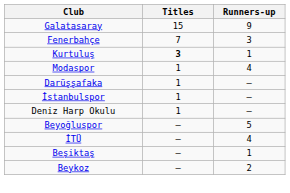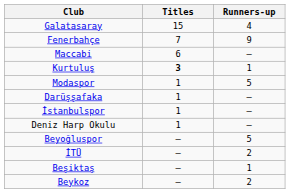(249, 26) 9 -> (249, 26) 4
(249, 40) 3 -> (249, 40) 9
+ row: (73, 54)
(249, 68) 4 -> (249, 82) 5
(249, 139) 4 -> (249, 153) 2
